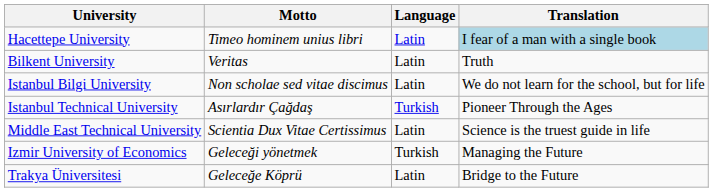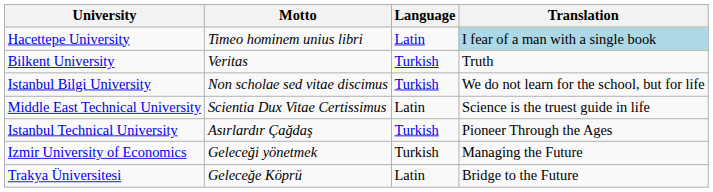(410, 61) Latin -> (417, 61) Turkish
(410, 84) Latin -> (417, 84) Turkish
rows swapped: (93, 107) <-> (105, 130)
